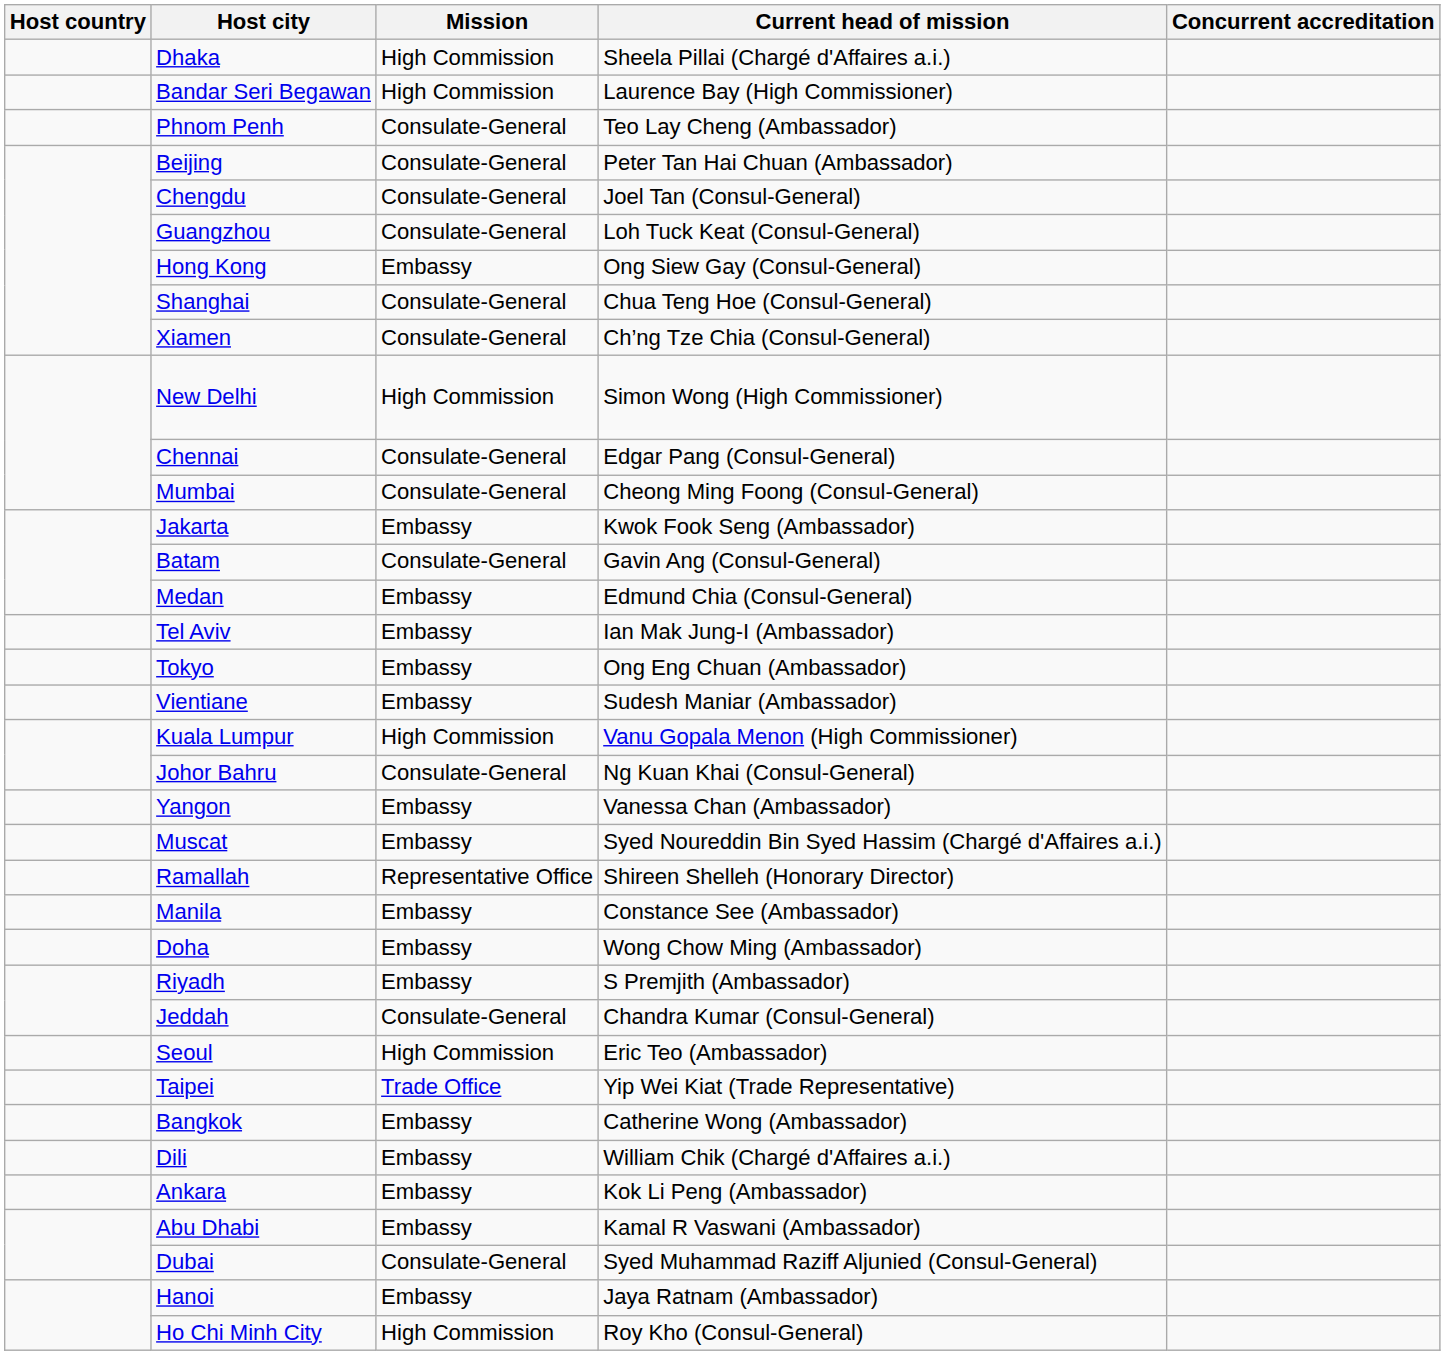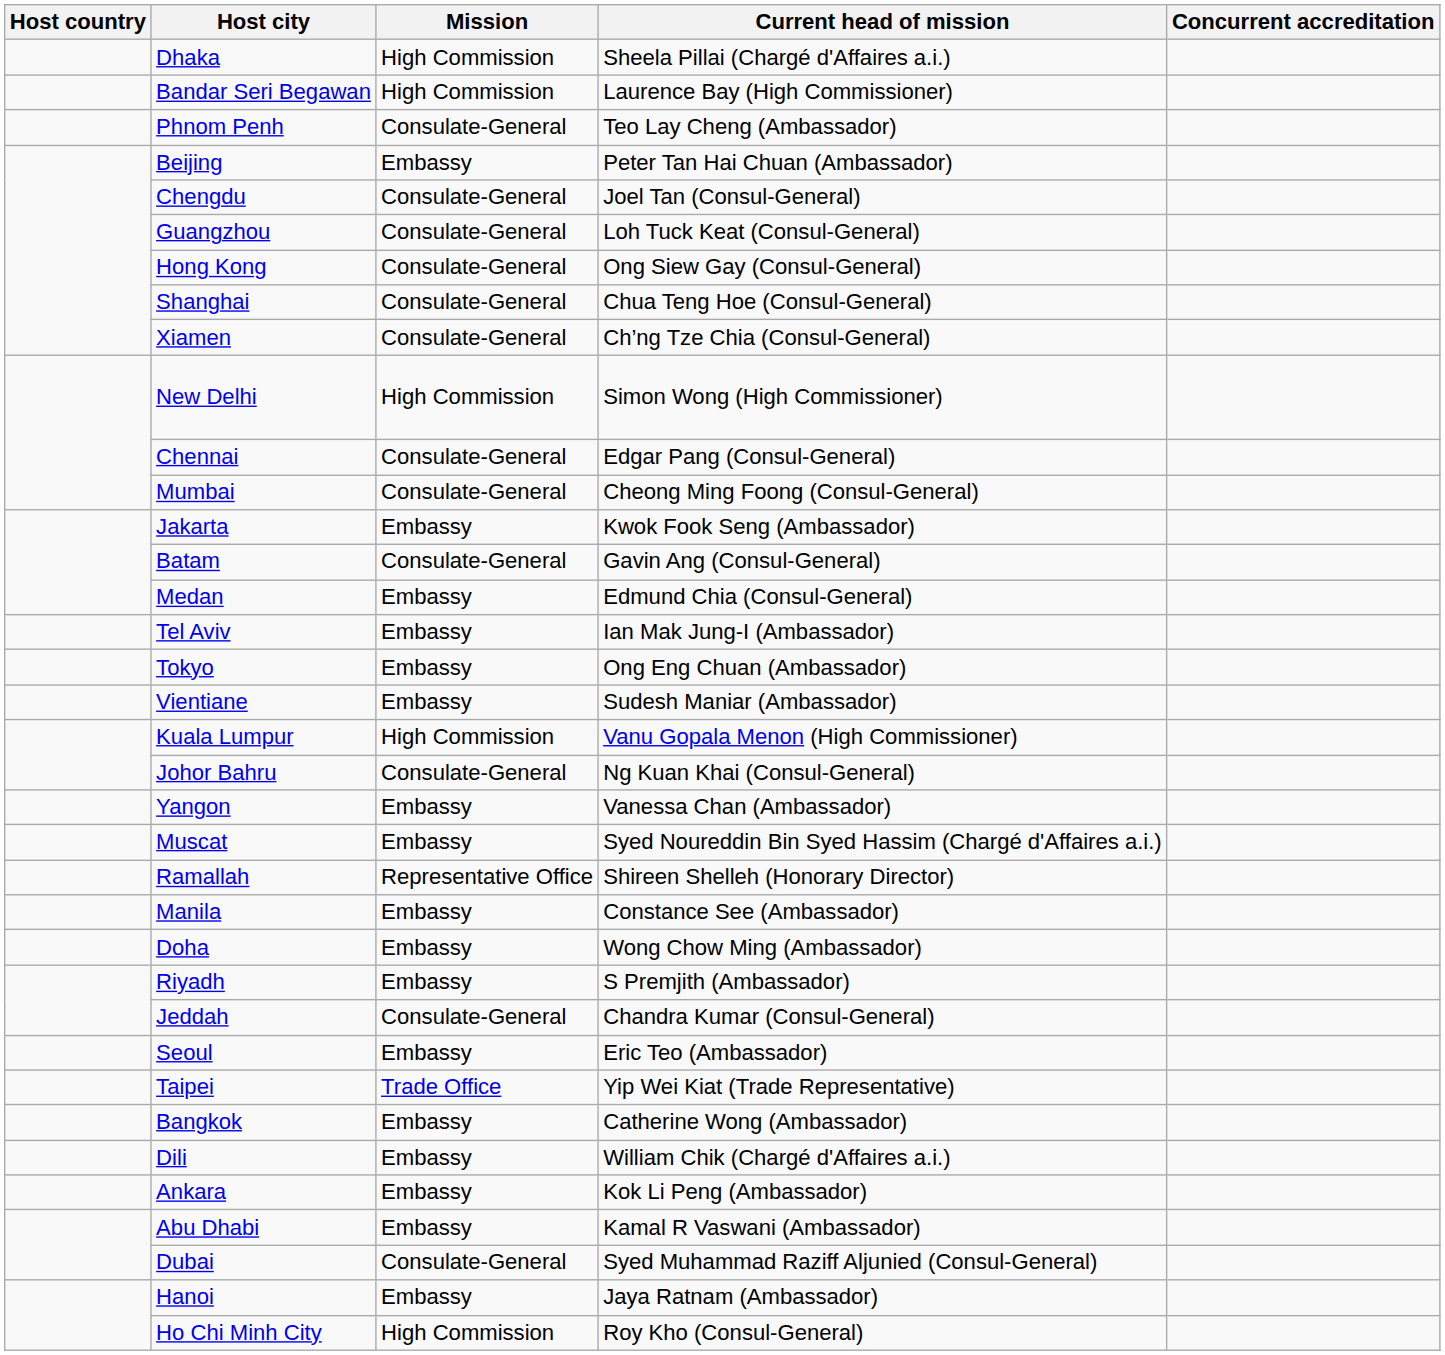(474, 162) Consulate-General -> (427, 162) Embassy
(427, 267) Embassy -> (474, 267) Consulate-General
(468, 1052) High Commission -> (427, 1052) Embassy
